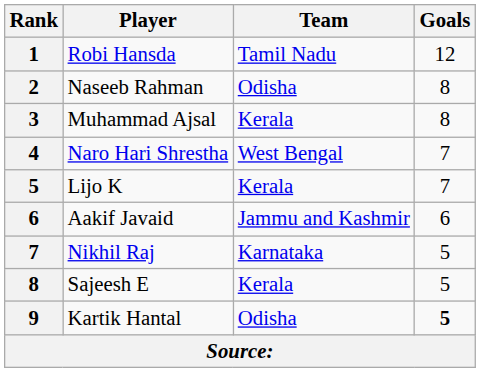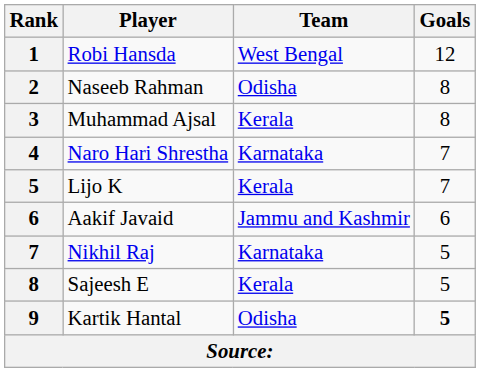(287, 53) Tamil Nadu -> (290, 53) West Bengal
(290, 152) West Bengal -> (280, 152) Karnataka
